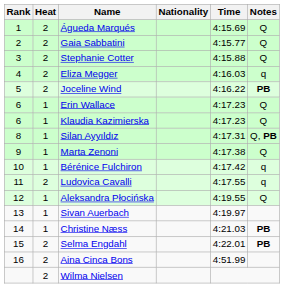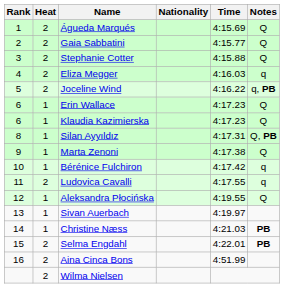(263, 89) PB -> (263, 89) q, PB
